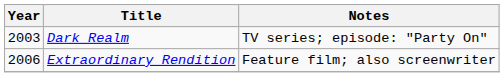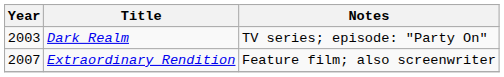(24, 60) 2006 -> (24, 60) 2007
